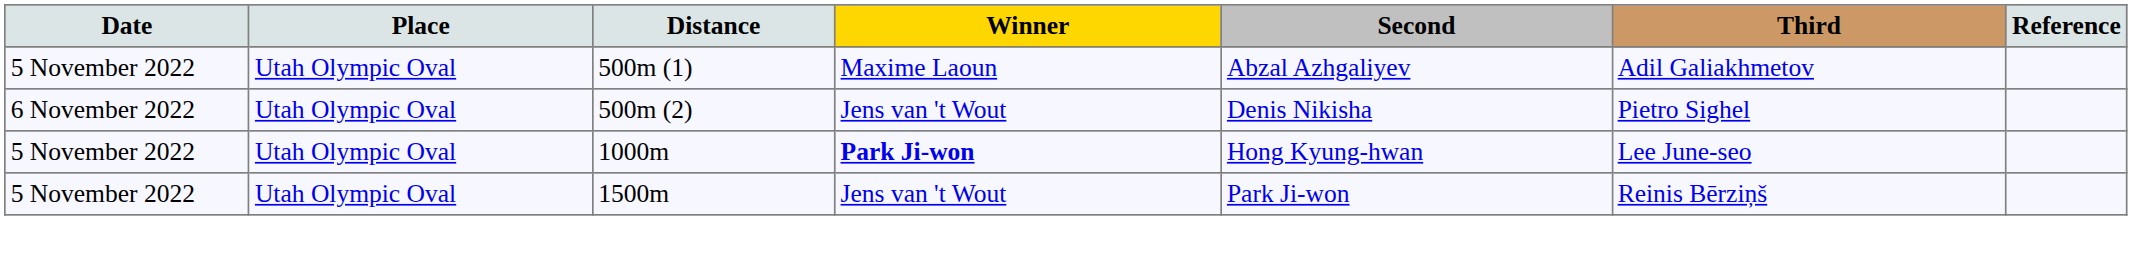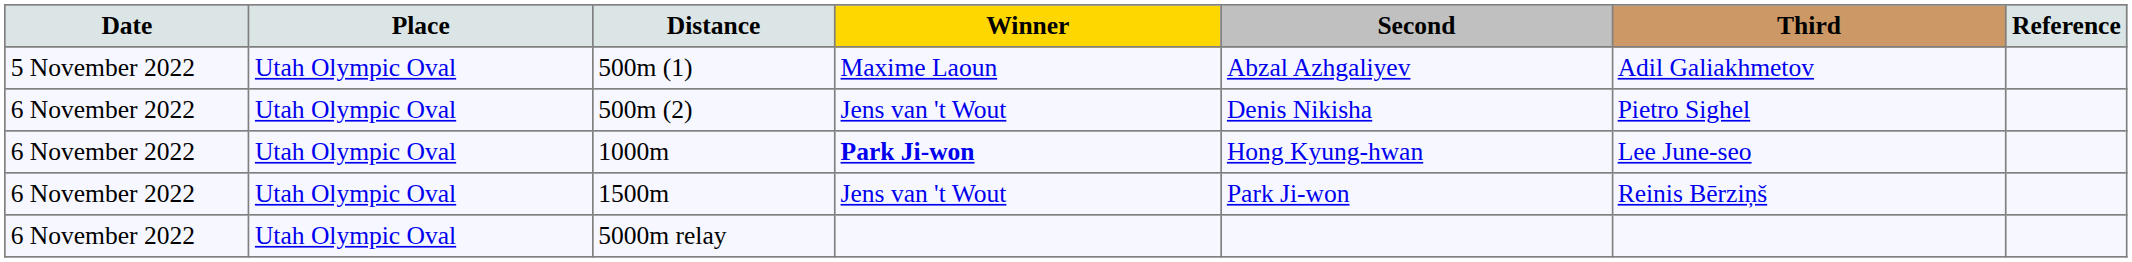(103, 151) 5 November 2022 -> (103, 151) 6 November 2022
(103, 193) 5 November 2022 -> (103, 193) 6 November 2022
+ row: (662, 235)
